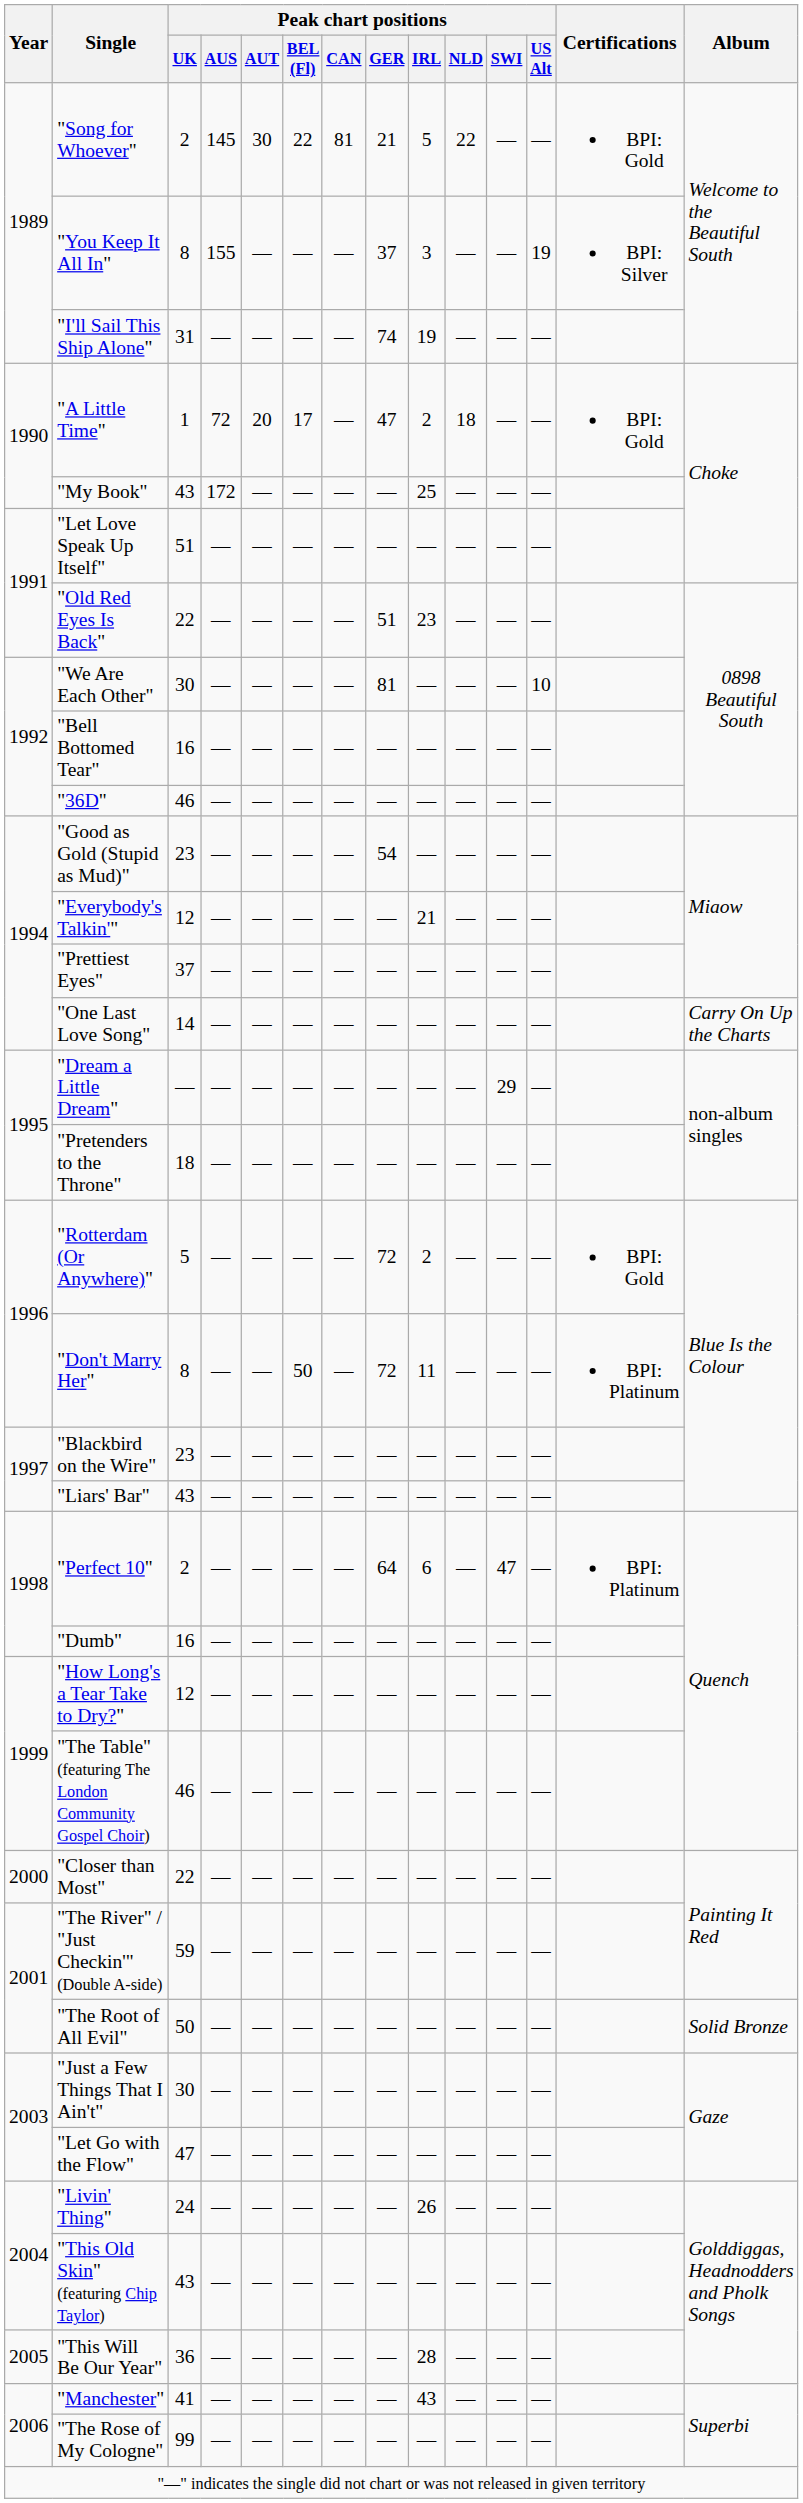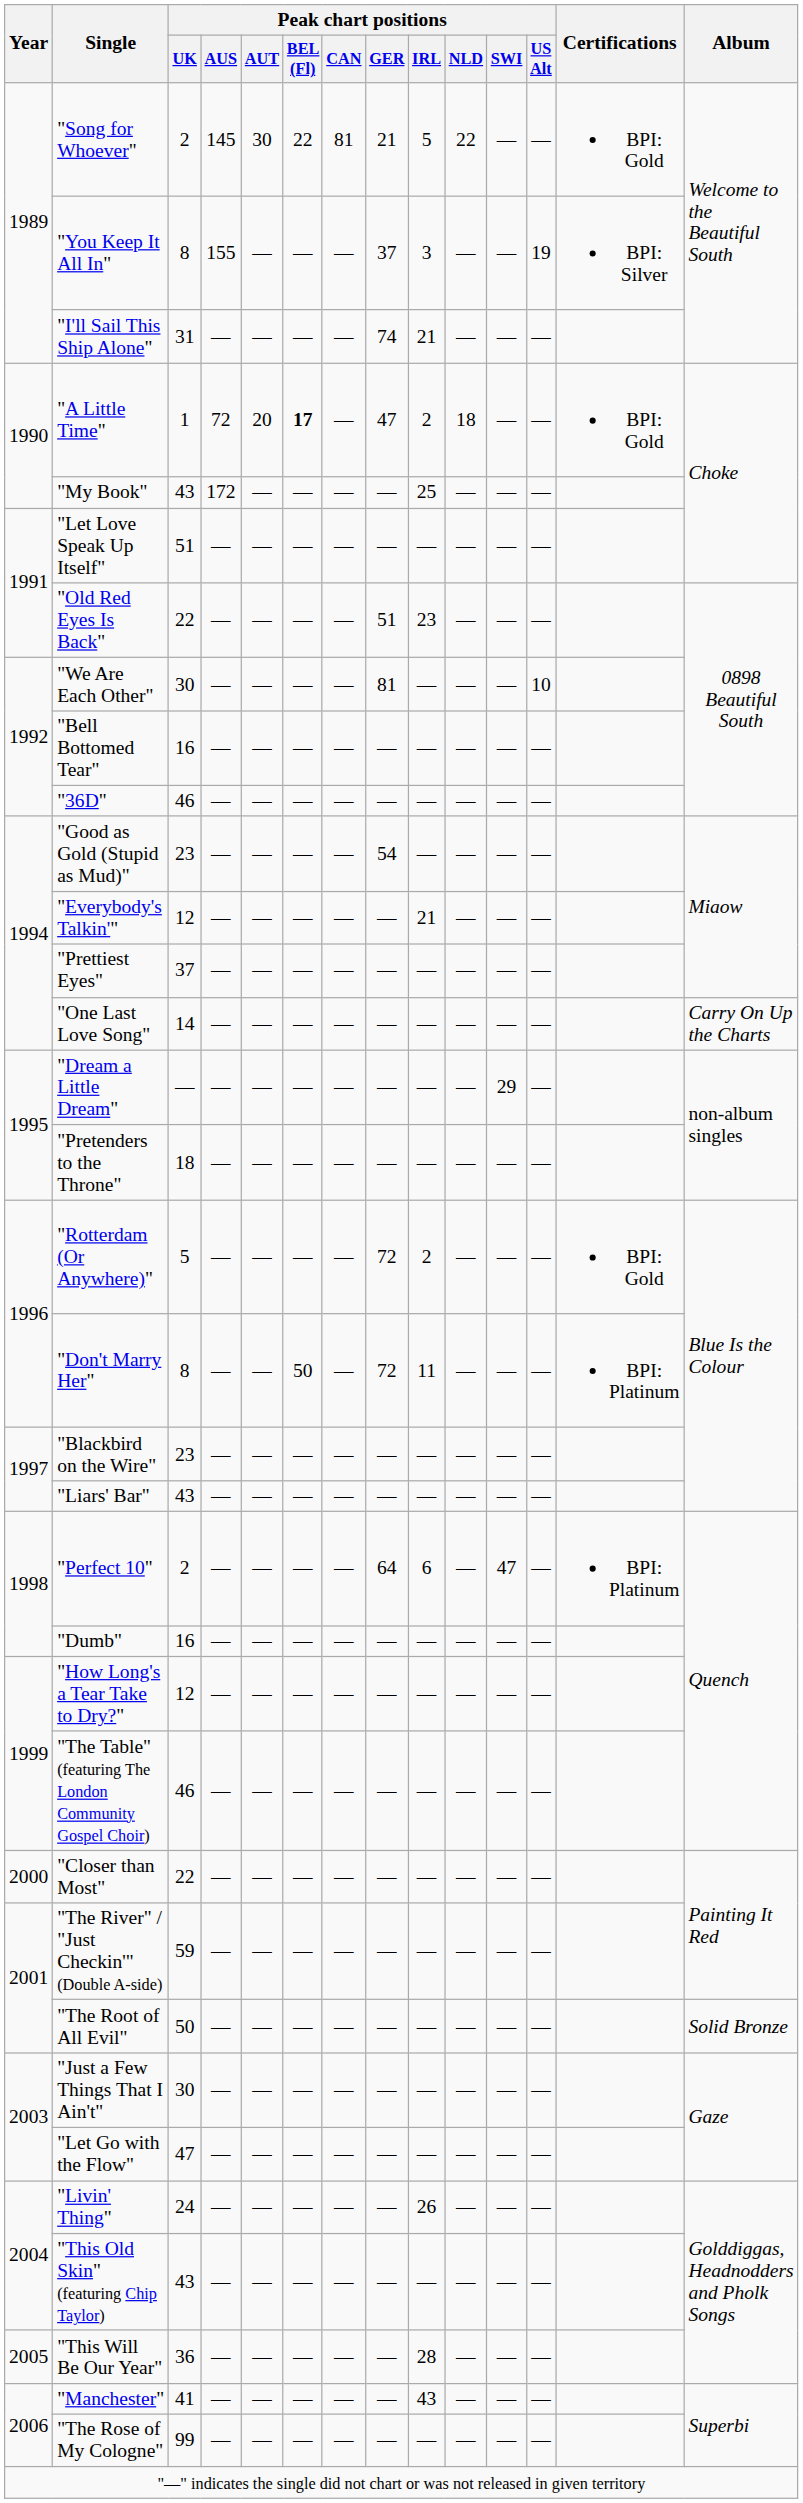(427, 336) 19 -> (427, 336) 21
(303, 419) normal -> (303, 419) bold
